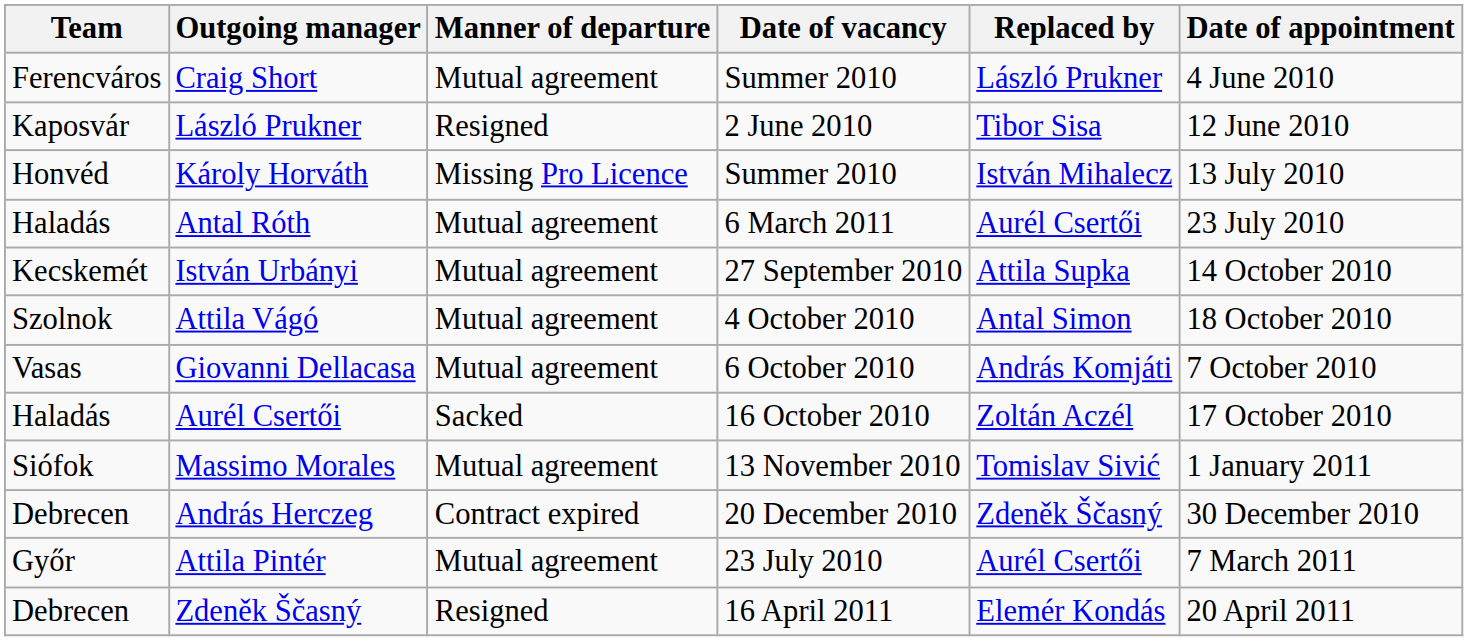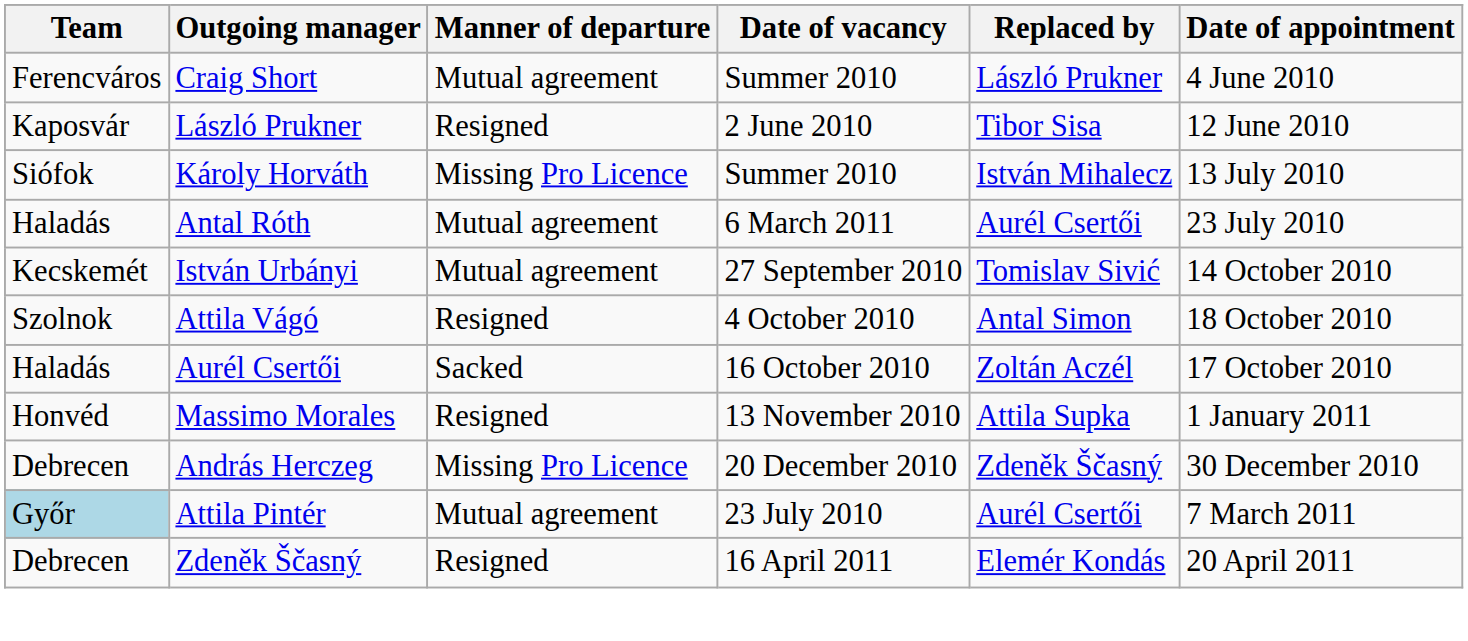(60, 174) Honvéd -> (53, 174) Siófok
(1053, 271) Attila Supka -> (1068, 271) Tomislav Sivić
(546, 319) Mutual agreement -> (492, 319) Resigned
- row: (295, 367)
(53, 464) Siófok -> (60, 416) Honvéd
(546, 464) Mutual agreement -> (492, 416) Resigned
(1068, 464) Tomislav Sivić -> (1053, 416) Attila Supka
(537, 513) Contract expired -> (561, 464) Missing Pro Licence
(43, 561) no background -> (43, 513) lightblue background
